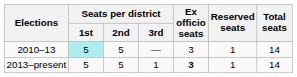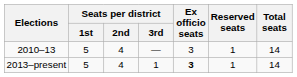(86, 49) paleturquoise background -> (86, 49) no background
(121, 49) 5 -> (121, 49) 4
(121, 65) 5 -> (121, 65) 4
